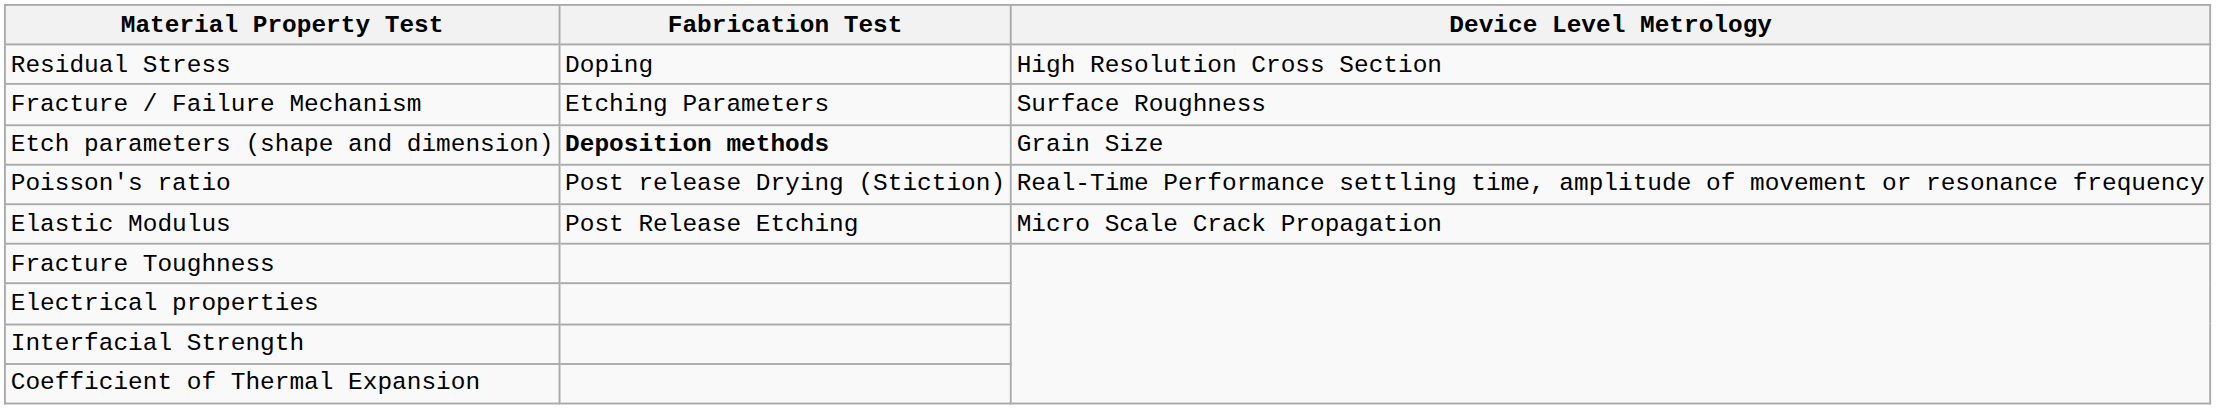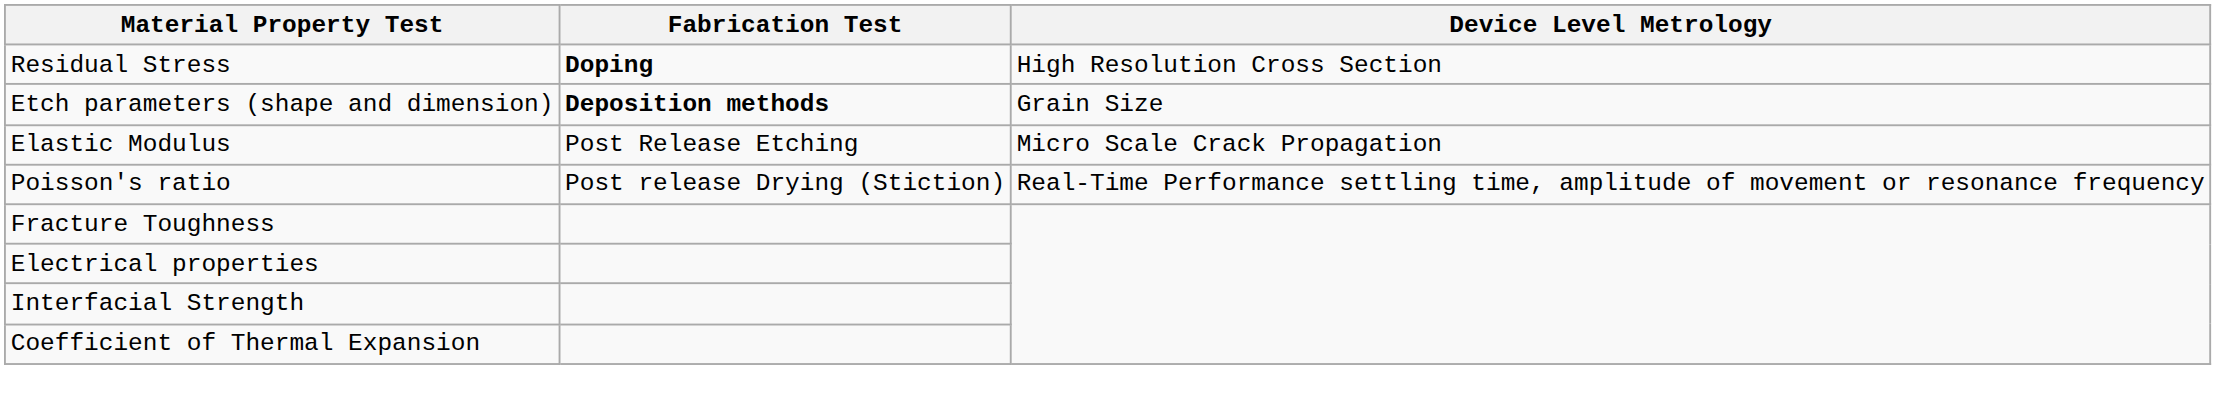(609, 65) normal -> (609, 65) bold
- row: (216, 105)
rows swapped: (121, 224) <-> (121, 184)
